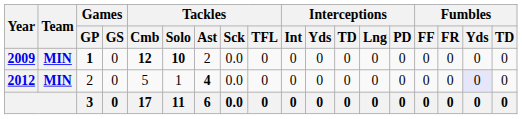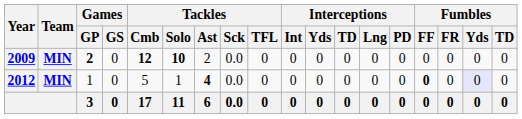(90, 59) 1 -> (90, 59) 2
(90, 80) 2 -> (90, 80) 1
(426, 80) normal -> (426, 80) bold
